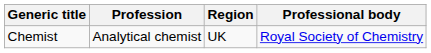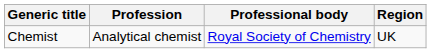columns swapped: (342, 15) <-> (231, 15)
